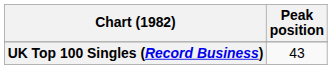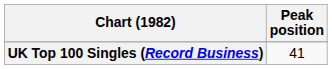(297, 53) 43 -> (297, 53) 41
